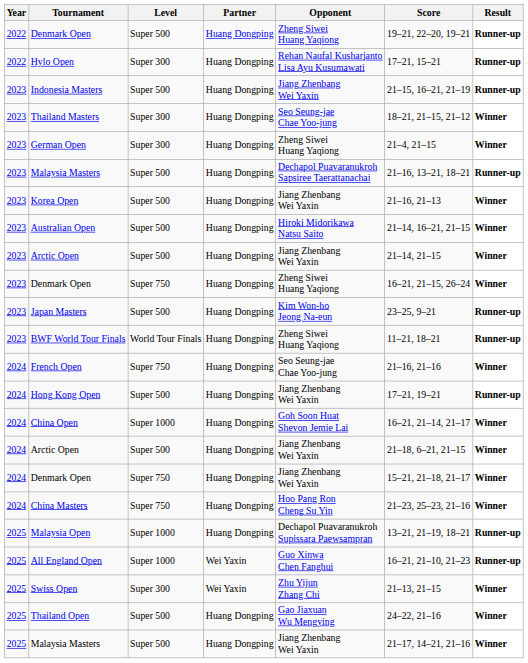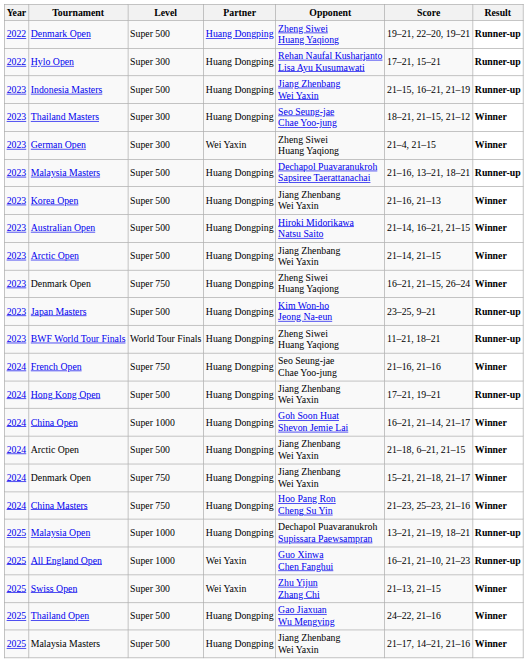(240, 145) Huang Dongping -> (226, 145) Wei Yaxin
